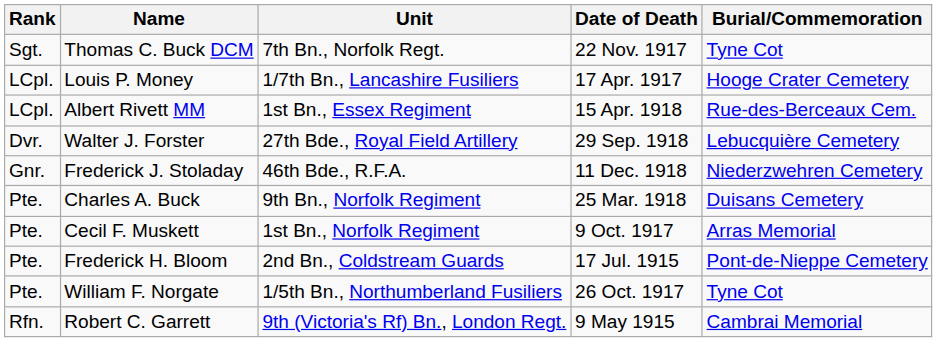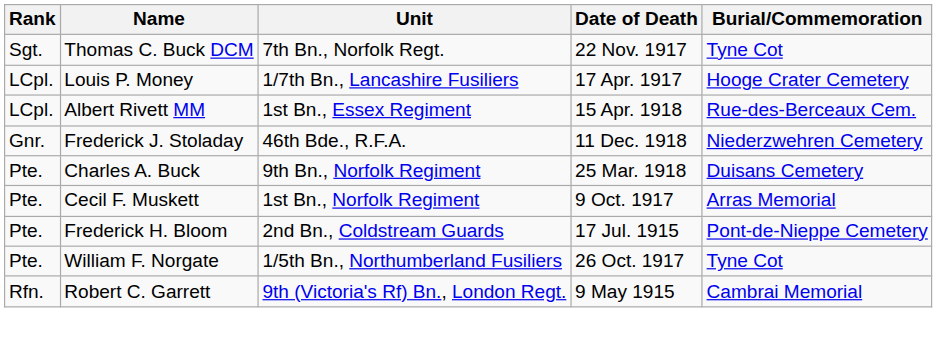- row: (134, 140)
